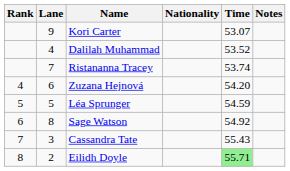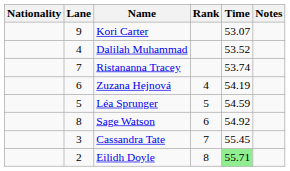columns swapped: (20, 13) <-> (192, 13)
(237, 85) 54.20 -> (237, 85) 54.19
(237, 139) 55.43 -> (237, 139) 55.45
